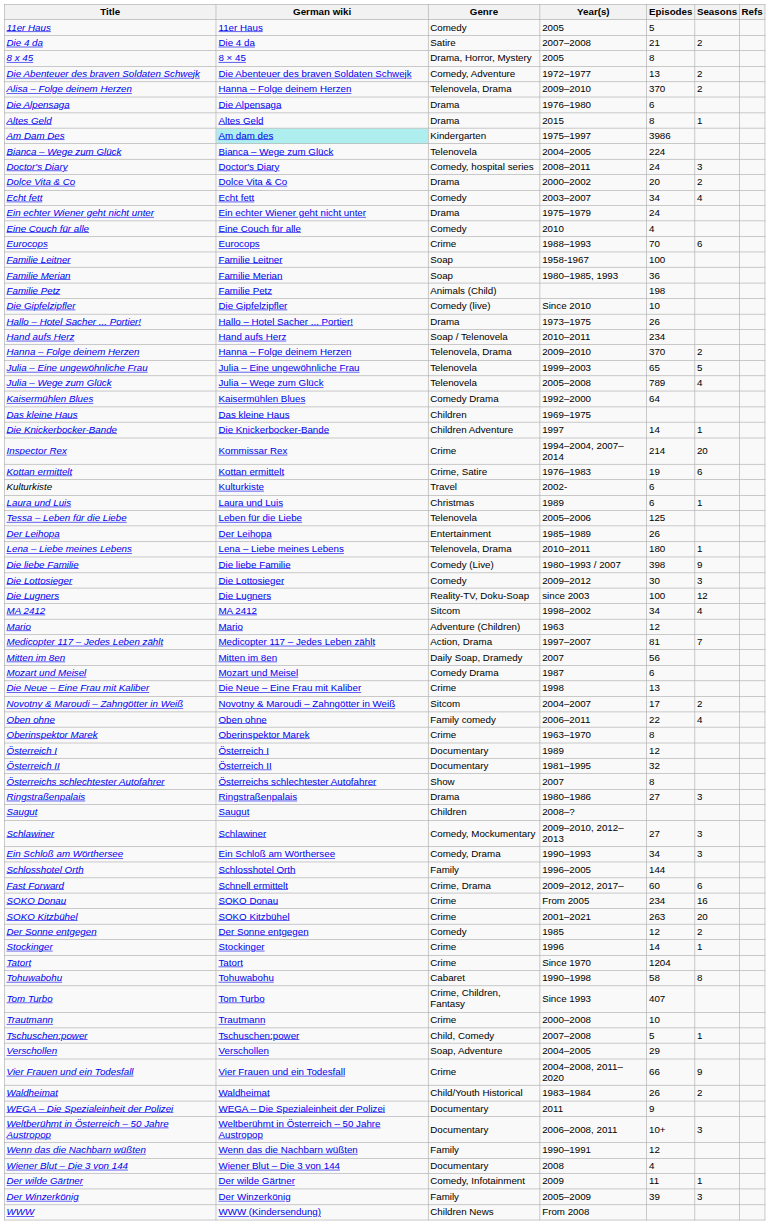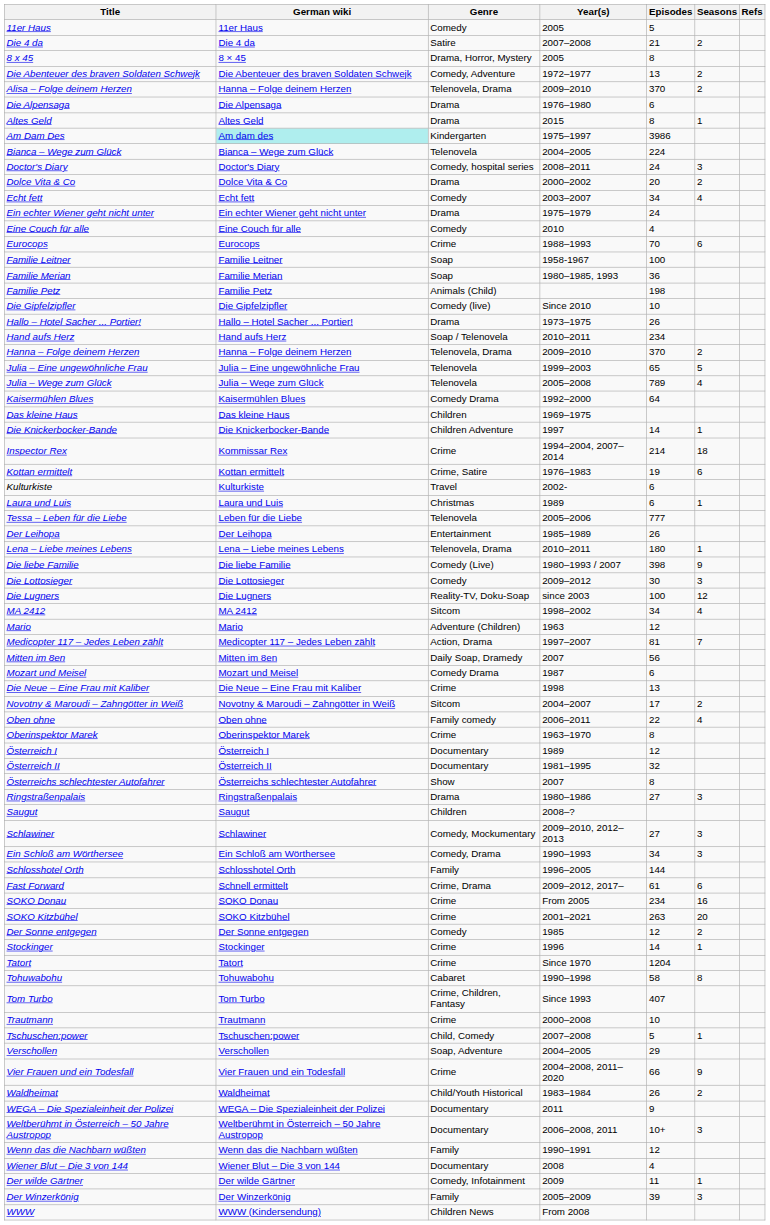(702, 451) 20 -> (702, 451) 18
(657, 518) 125 -> (657, 518) 777
(654, 885) 60 -> (654, 885) 61
